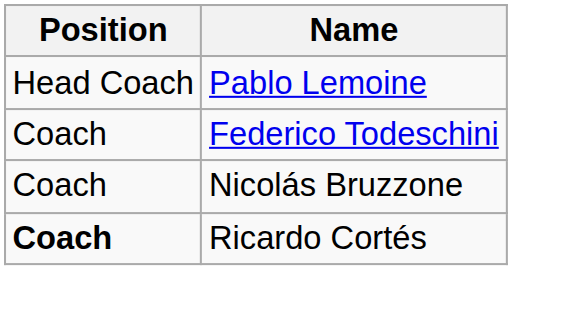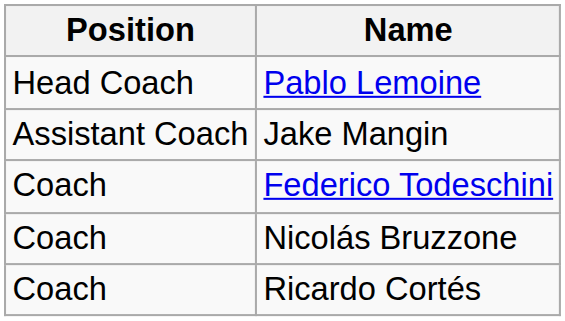+ row: (356, 133)
(62, 237) bold -> (60, 289) normal
